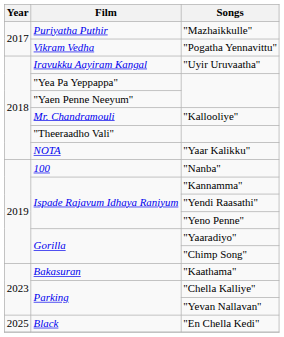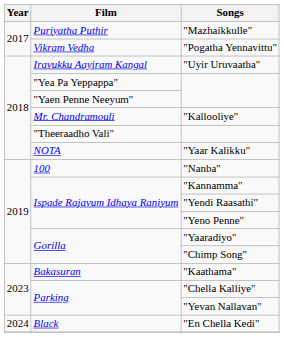(18, 323) 2025 -> (18, 323) 2024
